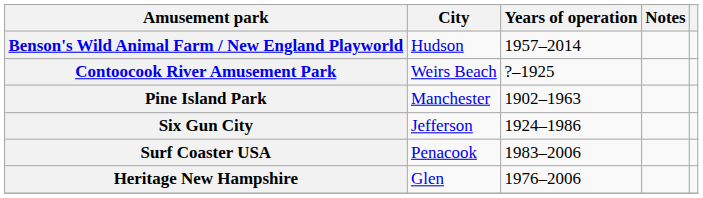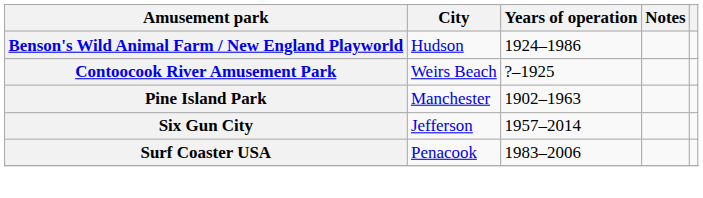(543, 44) 1957–2014 -> (543, 44) 1924–1986
(543, 125) 1924–1986 -> (543, 125) 1957–2014
- row: (206, 179)
